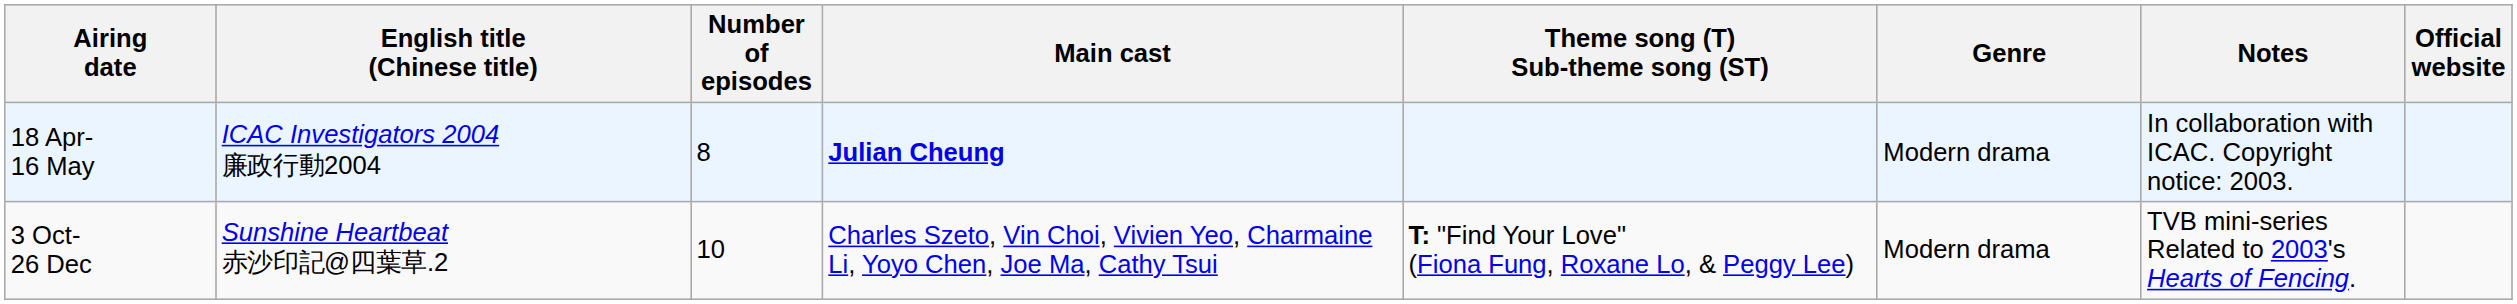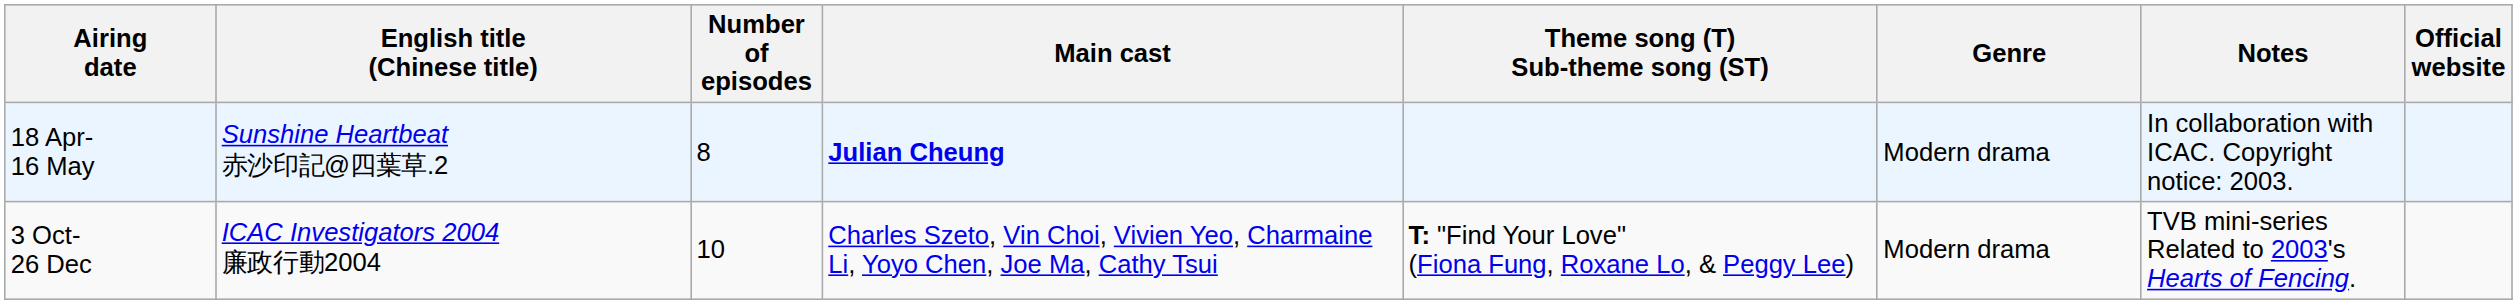(360, 150) ICAC Investigators 2004 廉政行動2004 -> (335, 150) Sunshine Heartbeat 赤沙印記@四葉草.2
(335, 248) Sunshine Heartbeat 赤沙印記@四葉草.2 -> (360, 248) ICAC Investigators 2004 廉政行動2004
